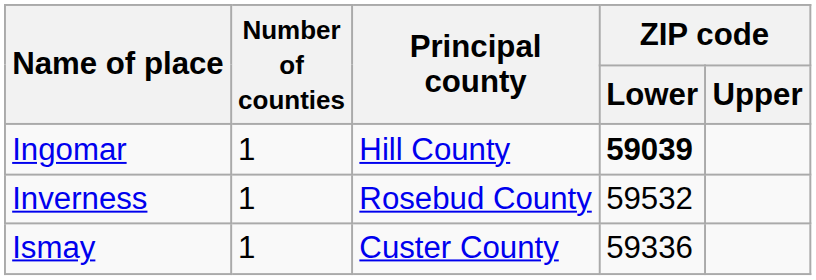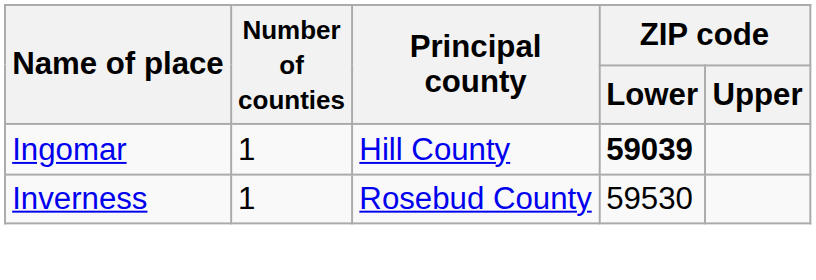(650, 198) 59532 -> (650, 198) 59530
- row: (54, 247)
